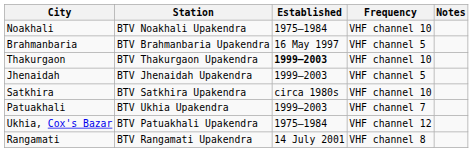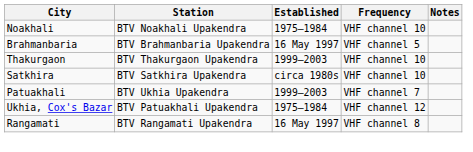(301, 60) bold -> (301, 60) normal
- row: (33, 76)
(309, 139) 14 July 2001 -> (307, 124) 16 May 1997
